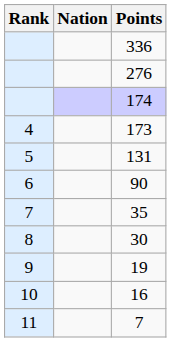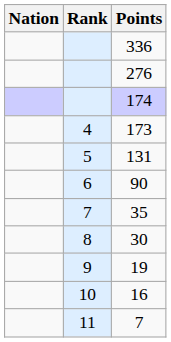columns swapped: (29, 18) <-> (83, 18)
